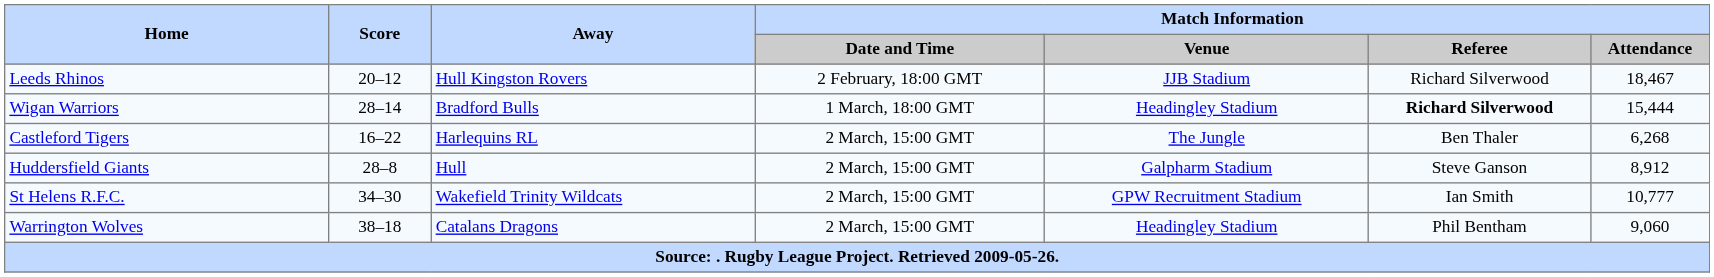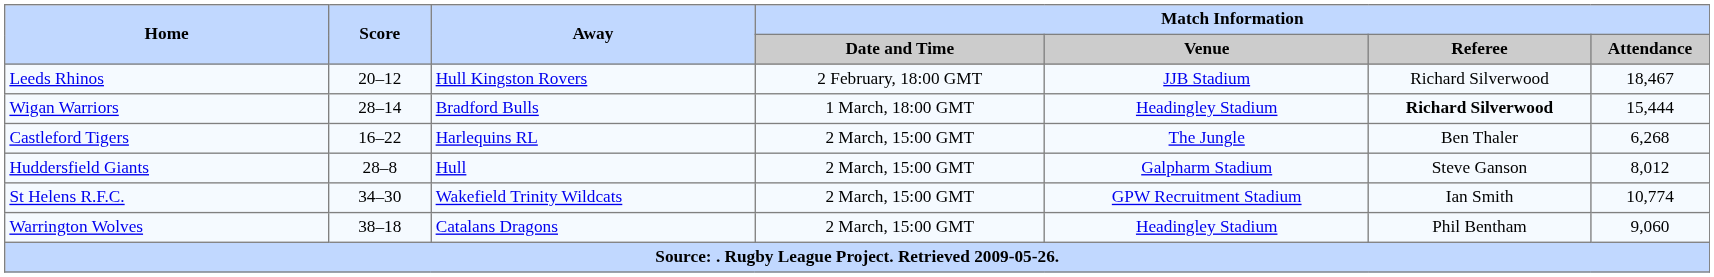(1650, 167) 8,912 -> (1650, 167) 8,012
(1650, 197) 10,777 -> (1650, 197) 10,774
